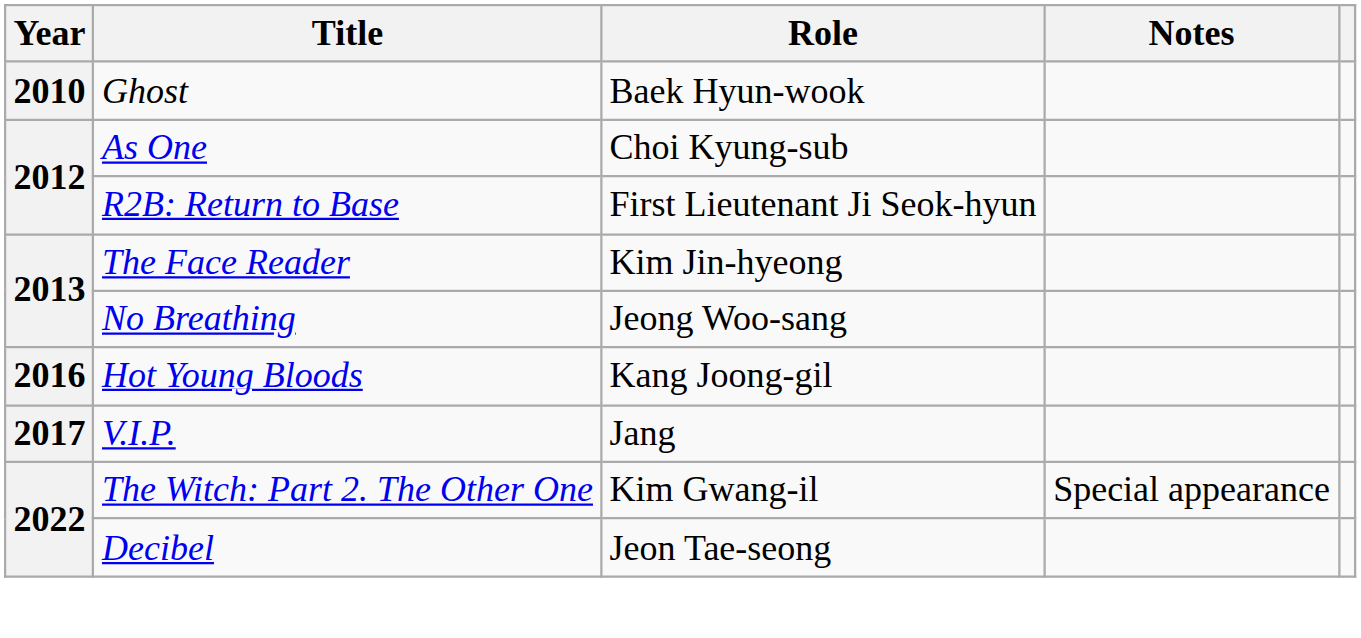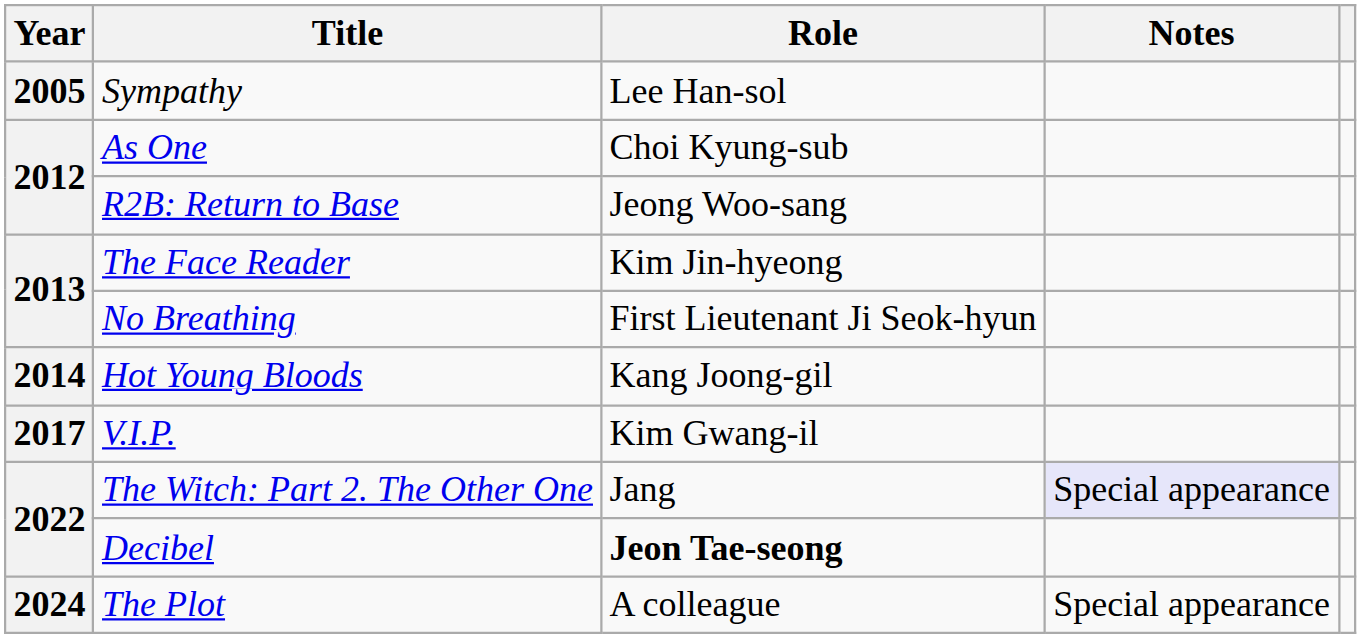+ row: (172, 90)
- row: (145, 90)
(823, 204) First Lieutenant Ji Seok-hyun -> (728, 204) Jeong Woo-sang
(728, 318) Jeong Woo-sang -> (823, 318) First Lieutenant Ji Seok-hyun
(49, 375) 2016 -> (49, 375) 2014
(643, 432) Jang -> (714, 432) Kim Gwang-il
(714, 489) Kim Gwang-il -> (643, 489) Jang
(1192, 489) no background -> (1192, 489) lavender background
(720, 546) normal -> (726, 546) bold
+ row: (164, 603)
